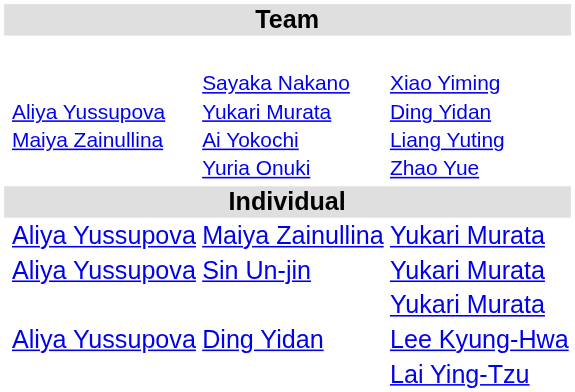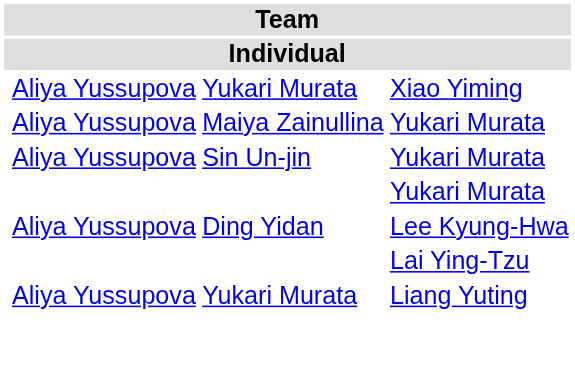- row: (276, 126)
+ row: (280, 88)
+ row: (280, 295)
